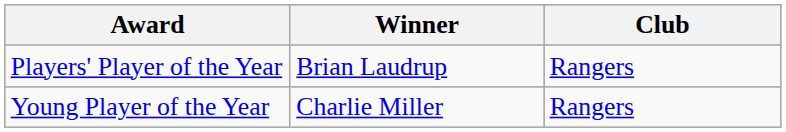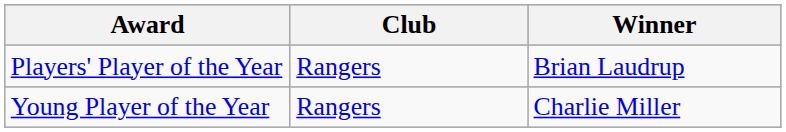columns swapped: (417, 24) <-> (662, 24)
